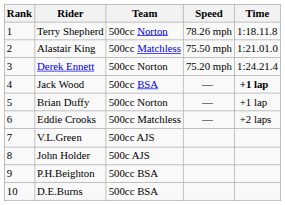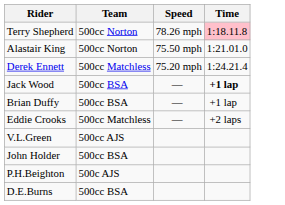- column: (19, 13)
(257, 31) no background -> (227, 31) pink background
(145, 49) 500cc Matchless -> (108, 49) 500cc Norton
(138, 66) 500cc Norton -> (115, 66) 500cc Matchless
(138, 102) 500cc Norton -> (103, 102) 500cc BSA
(129, 155) 500c AJS -> (103, 155) 500cc BSA
(133, 173) 500cc BSA -> (99, 173) 500c AJS
